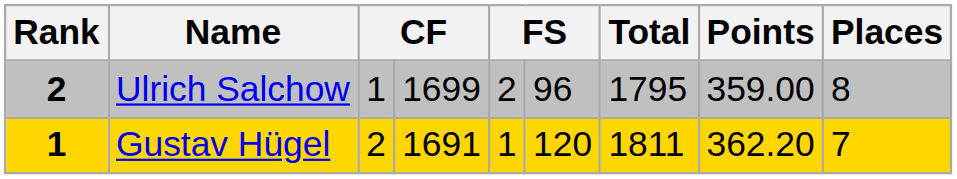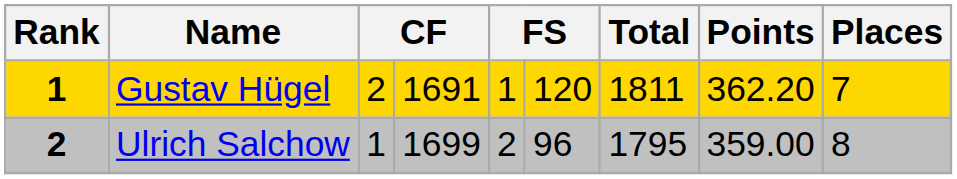rows swapped: (223, 144) <-> (233, 88)
